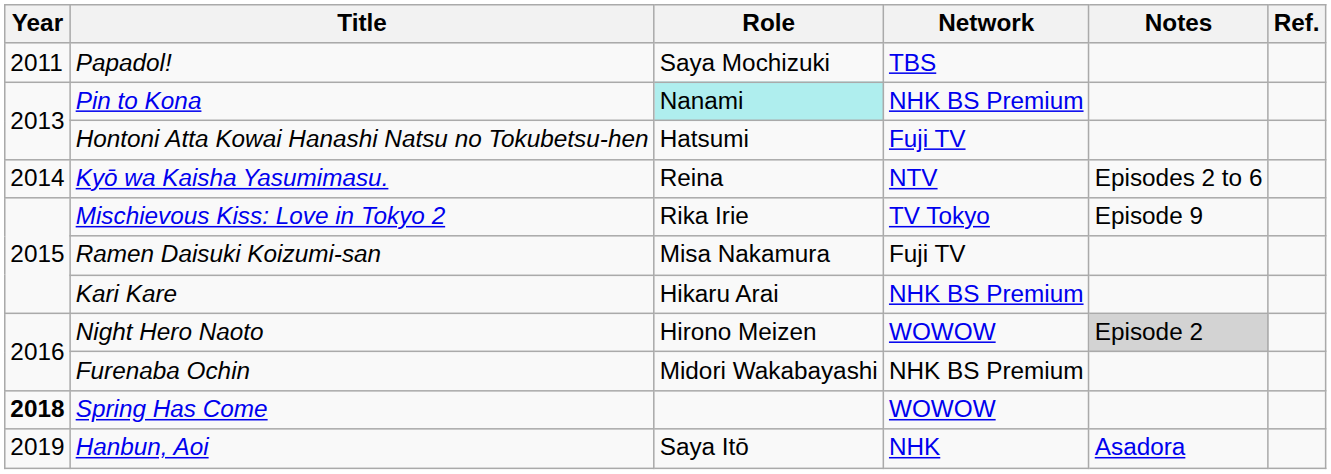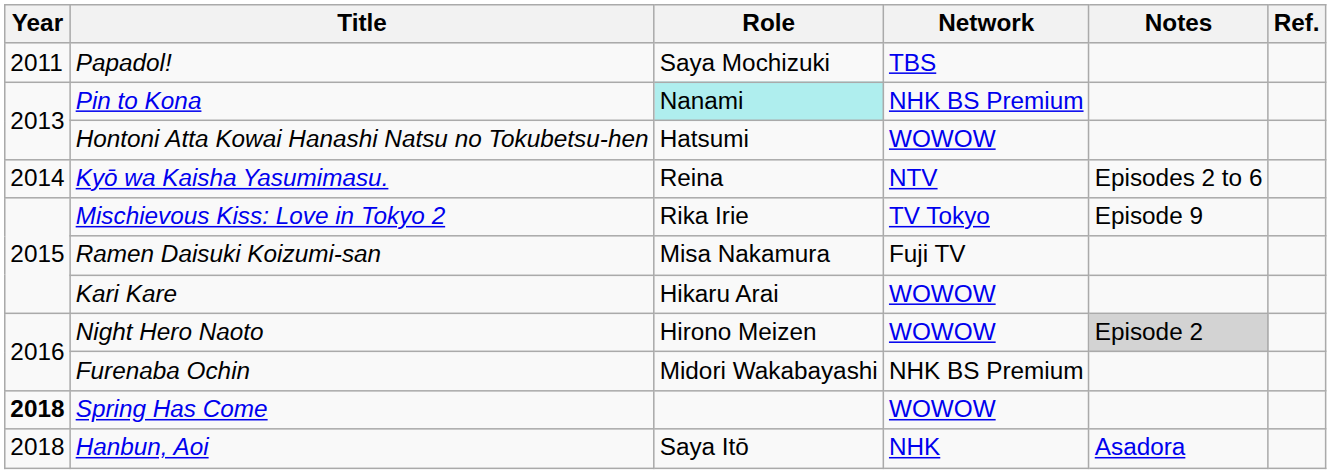(927, 139) Fuji TV -> (942, 139) WOWOW
(986, 293) NHK BS Premium -> (942, 293) WOWOW
(37, 448) 2019 -> (37, 448) 2018
